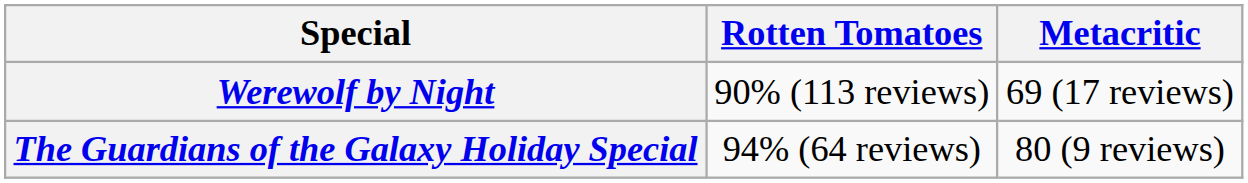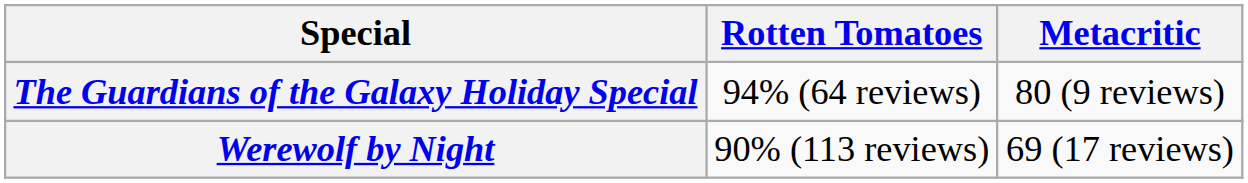rows swapped: (356, 90) <-> (356, 148)
